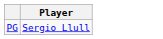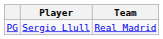+ column: (125, 12)
